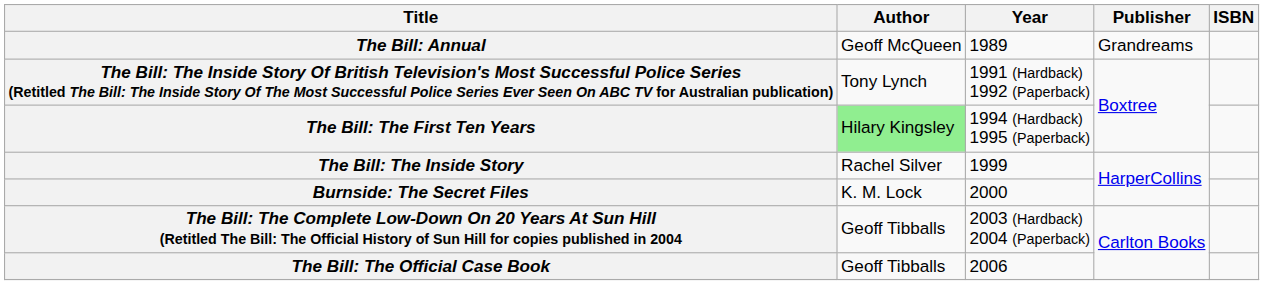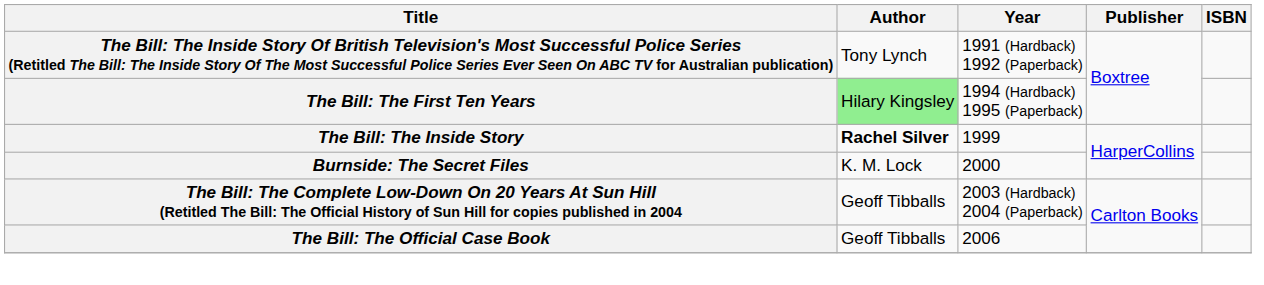- row: (421, 45)
(891, 165) normal -> (895, 138) bold
